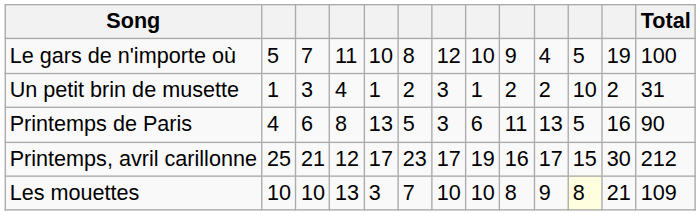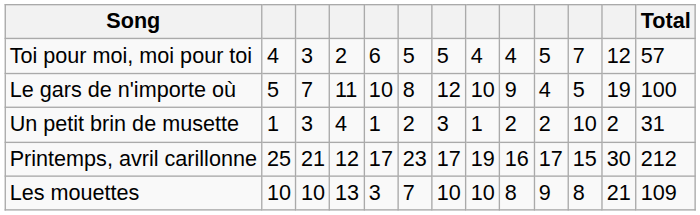+ row: (131, 55)
- row: (101, 124)
(579, 192) lightyellow background -> (579, 192) no background
